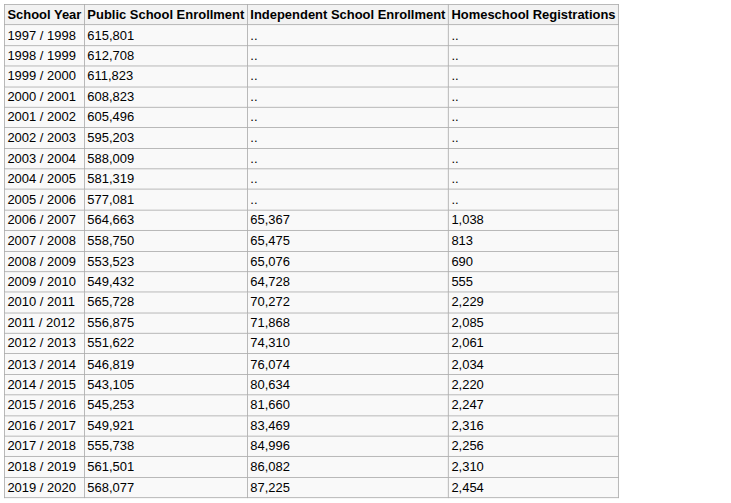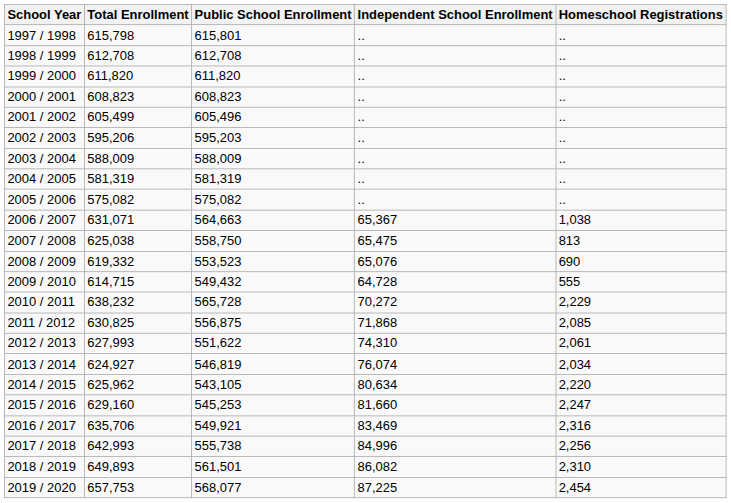+ column: (138, 14)
(110, 76) 611,823 -> (218, 76) 611,820
(111, 199) 577,081 -> (218, 199) 575,082
